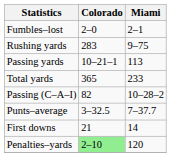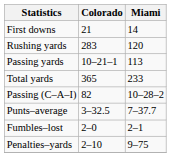rows swapped: (31, 128) <-> (35, 29)
(138, 45) 9–75 -> (135, 45) 120
(92, 144) lightgreen background -> (92, 144) no background
(135, 144) 120 -> (138, 144) 9–75
